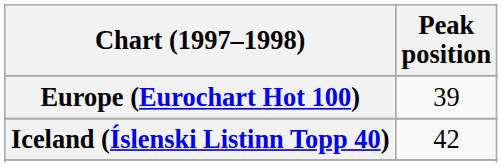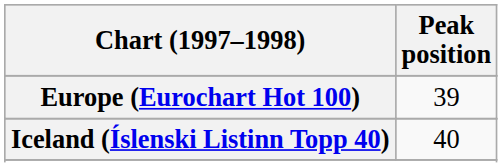(446, 138) 42 -> (446, 138) 40
